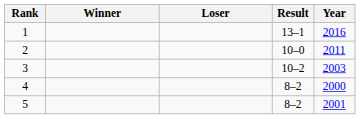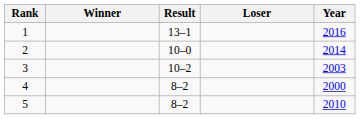columns swapped: (293, 13) <-> (216, 13)
(334, 50) 2011 -> (334, 50) 2014
(334, 104) 2001 -> (334, 104) 2010
